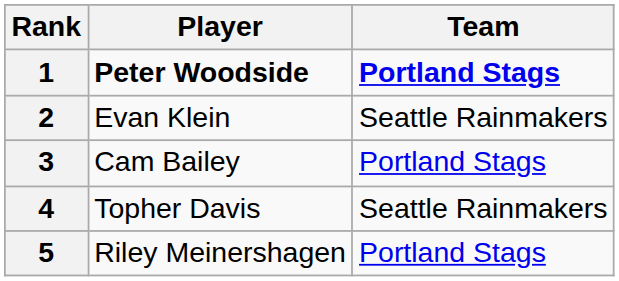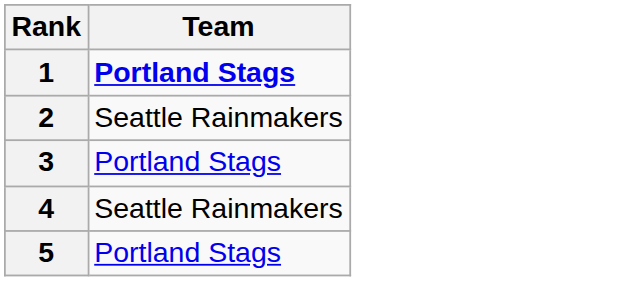- column: (220, 27)
